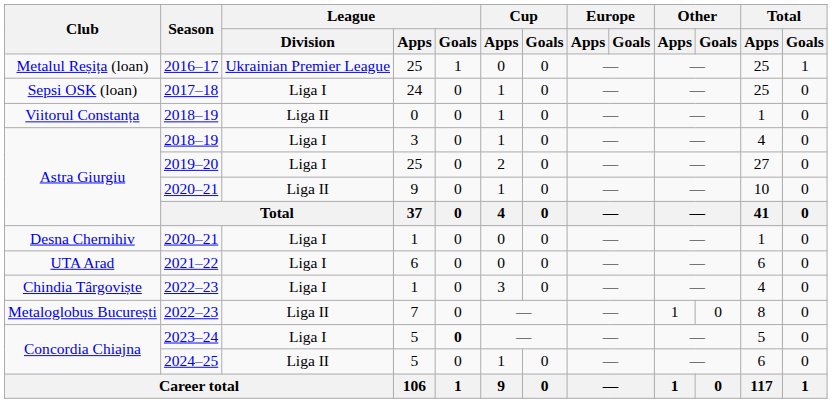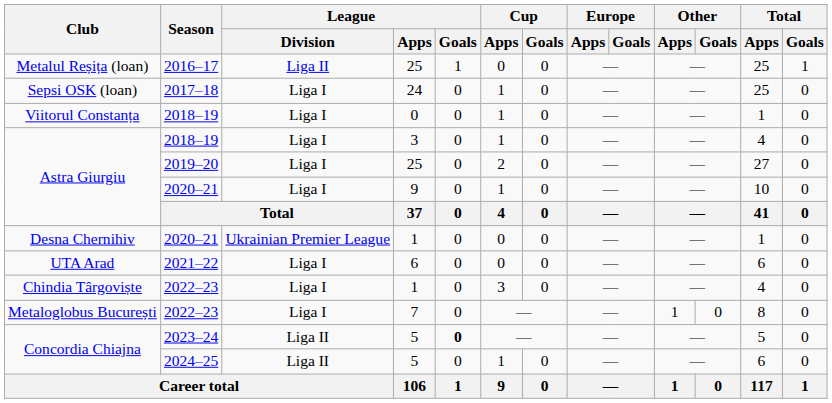(308, 66) Ukrainian Premier League -> (308, 66) Liga II
(308, 115) Liga II -> (308, 115) Liga I
(308, 189) Liga II -> (308, 189) Liga I
(308, 238) Liga I -> (308, 238) Ukrainian Premier League
(308, 312) Liga II -> (308, 312) Liga I
(308, 336) Liga I -> (308, 336) Liga II
